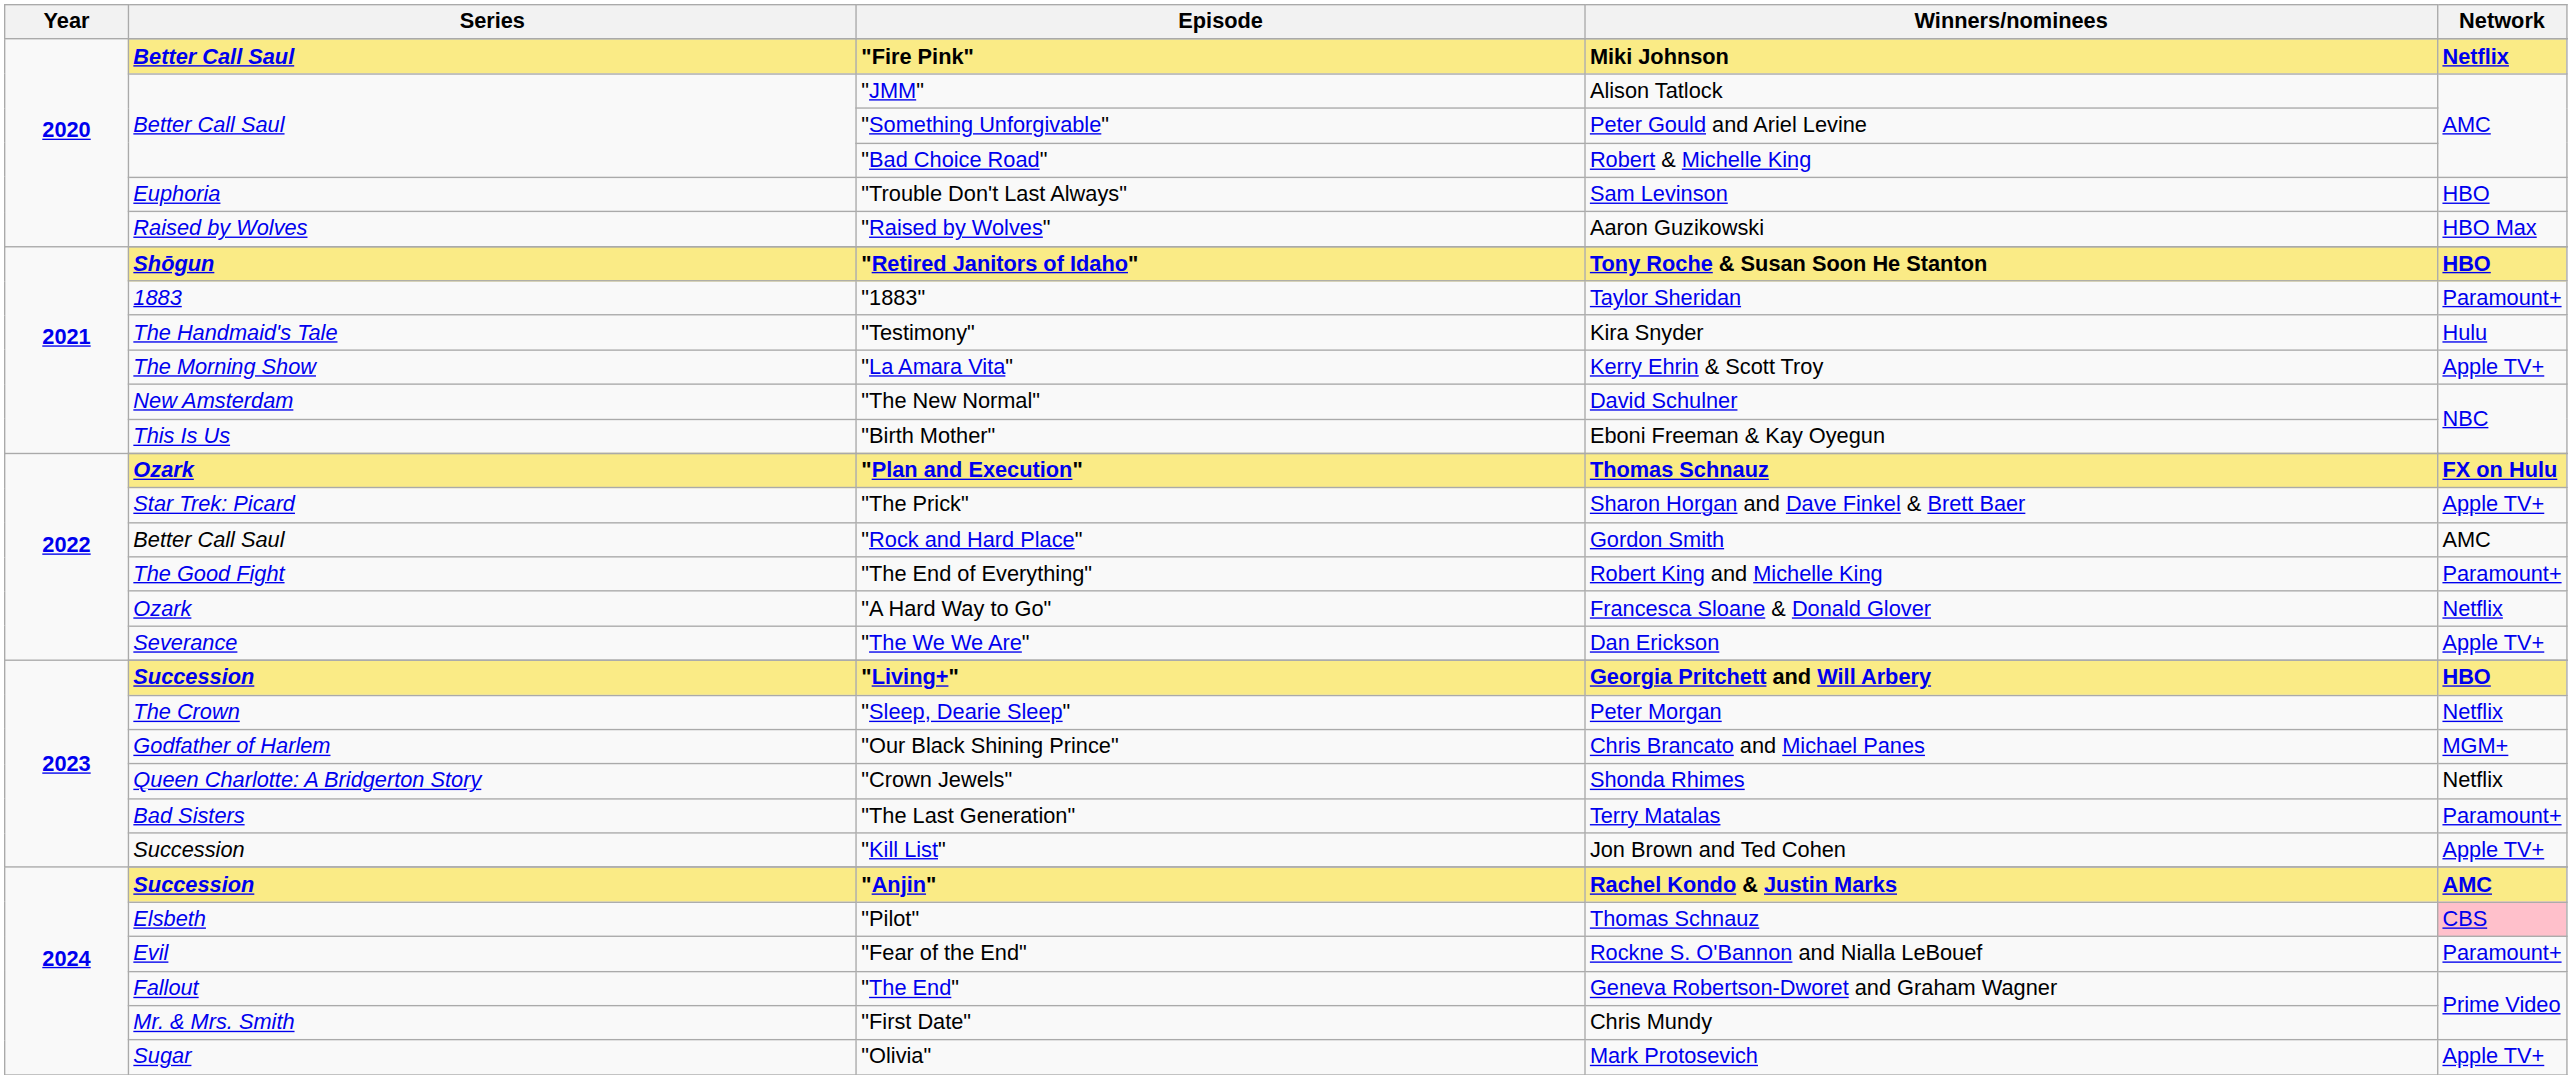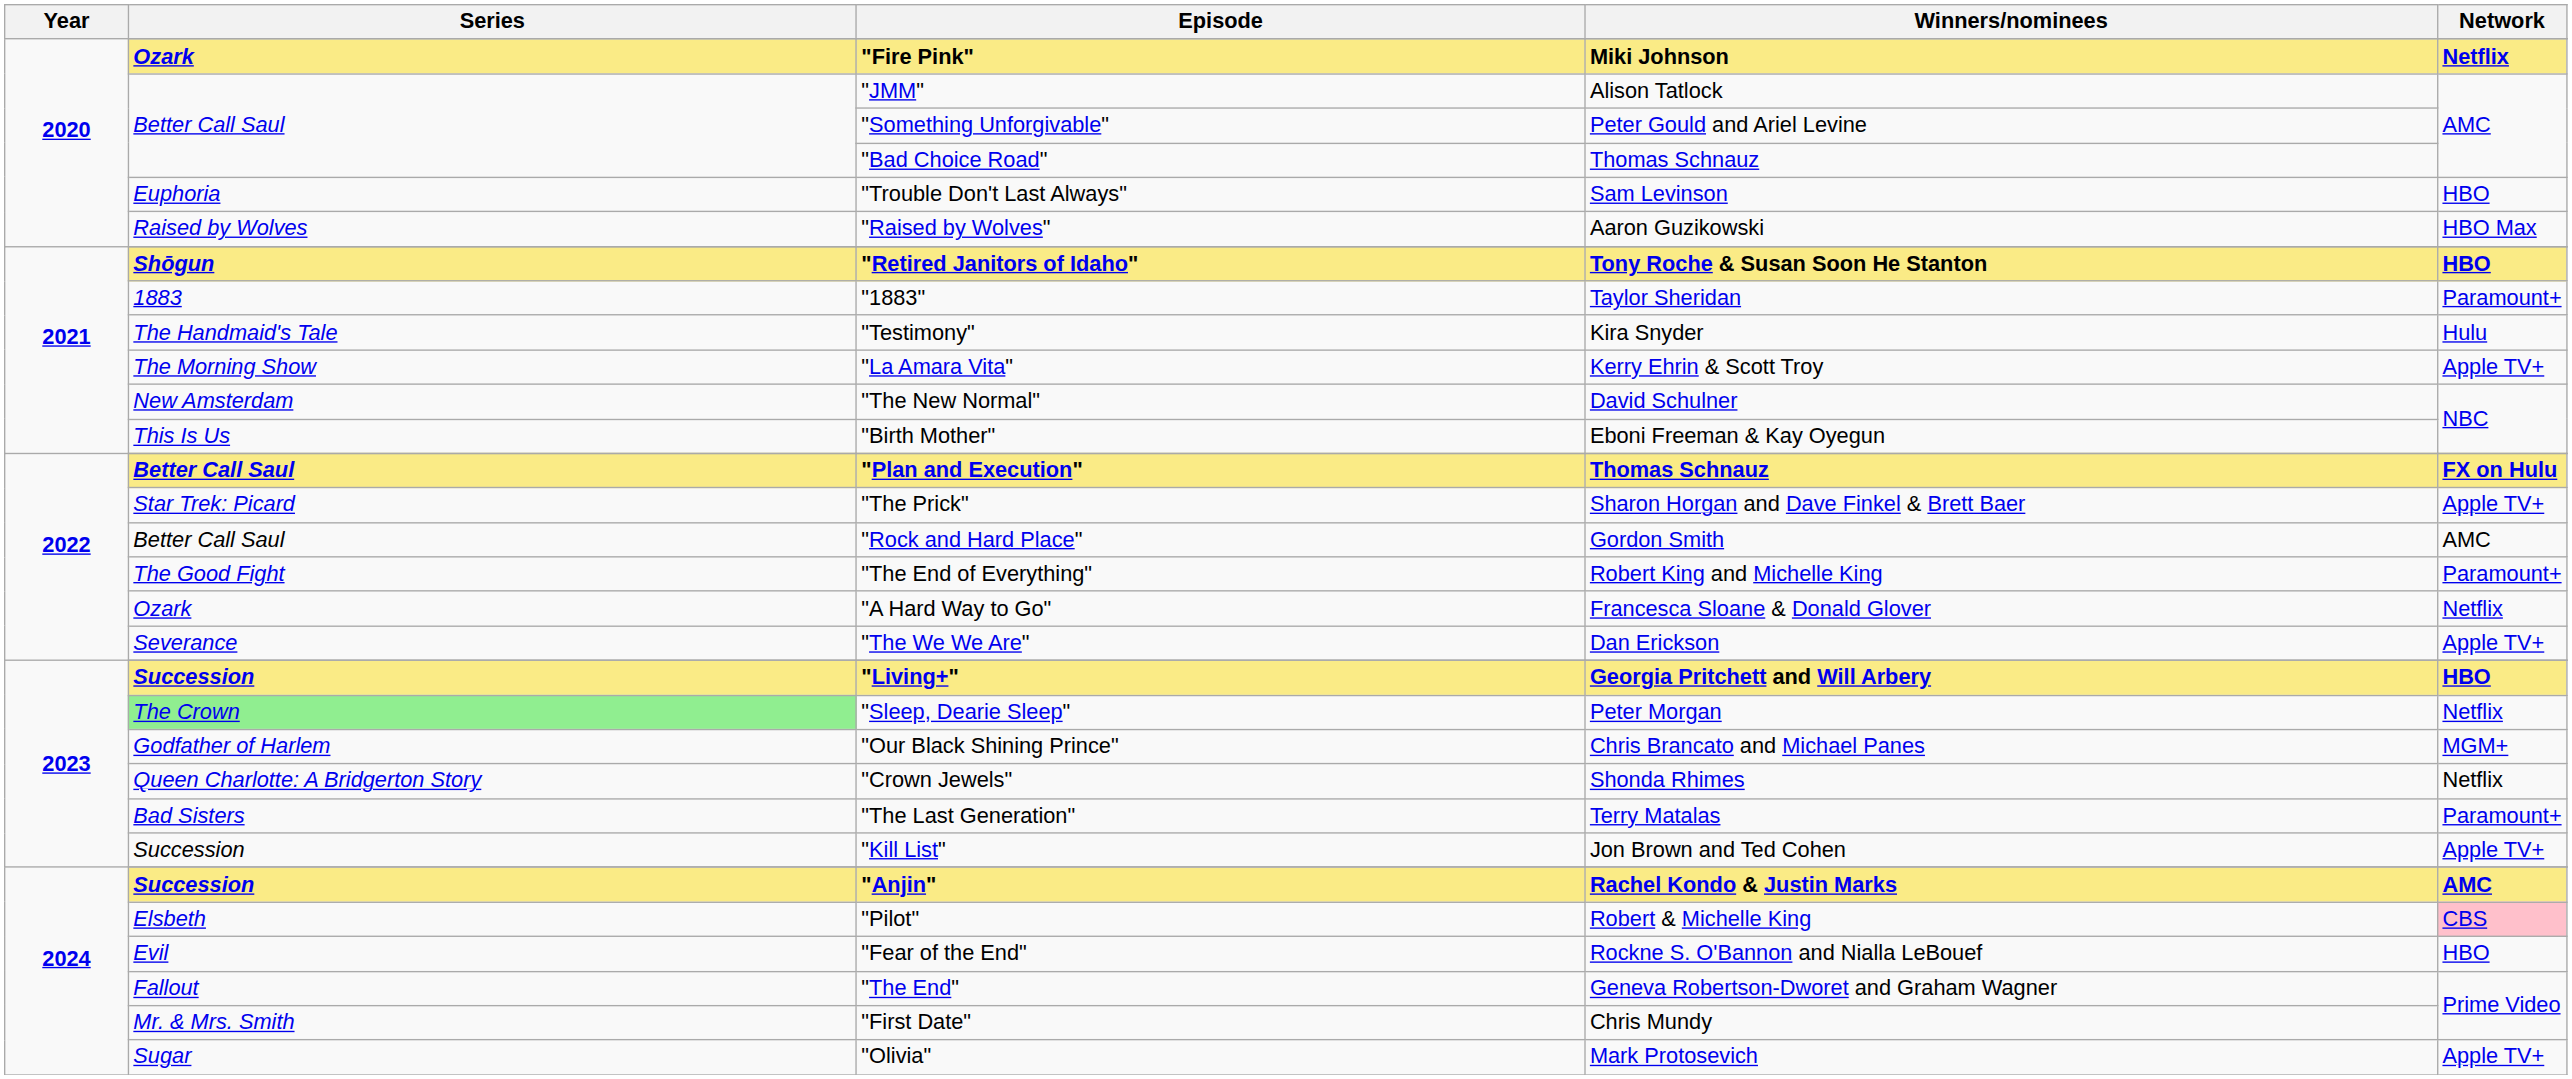(214, 56) Better Call Saul -> (164, 56) Ozark
(1701, 159) Robert & Michelle King -> (1675, 159) Thomas Schnauz
(164, 470) Ozark -> (214, 470) Better Call Saul
(187, 711) no background -> (187, 711) lightgreen background
(1675, 919) Thomas Schnauz -> (1701, 919) Robert & Michelle King
(2502, 953) Paramount+ -> (2466, 953) HBO
